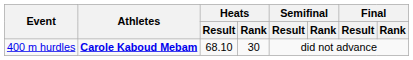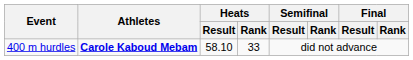(219, 47) 68.10 -> (219, 47) 58.10
(254, 47) 30 -> (254, 47) 33
